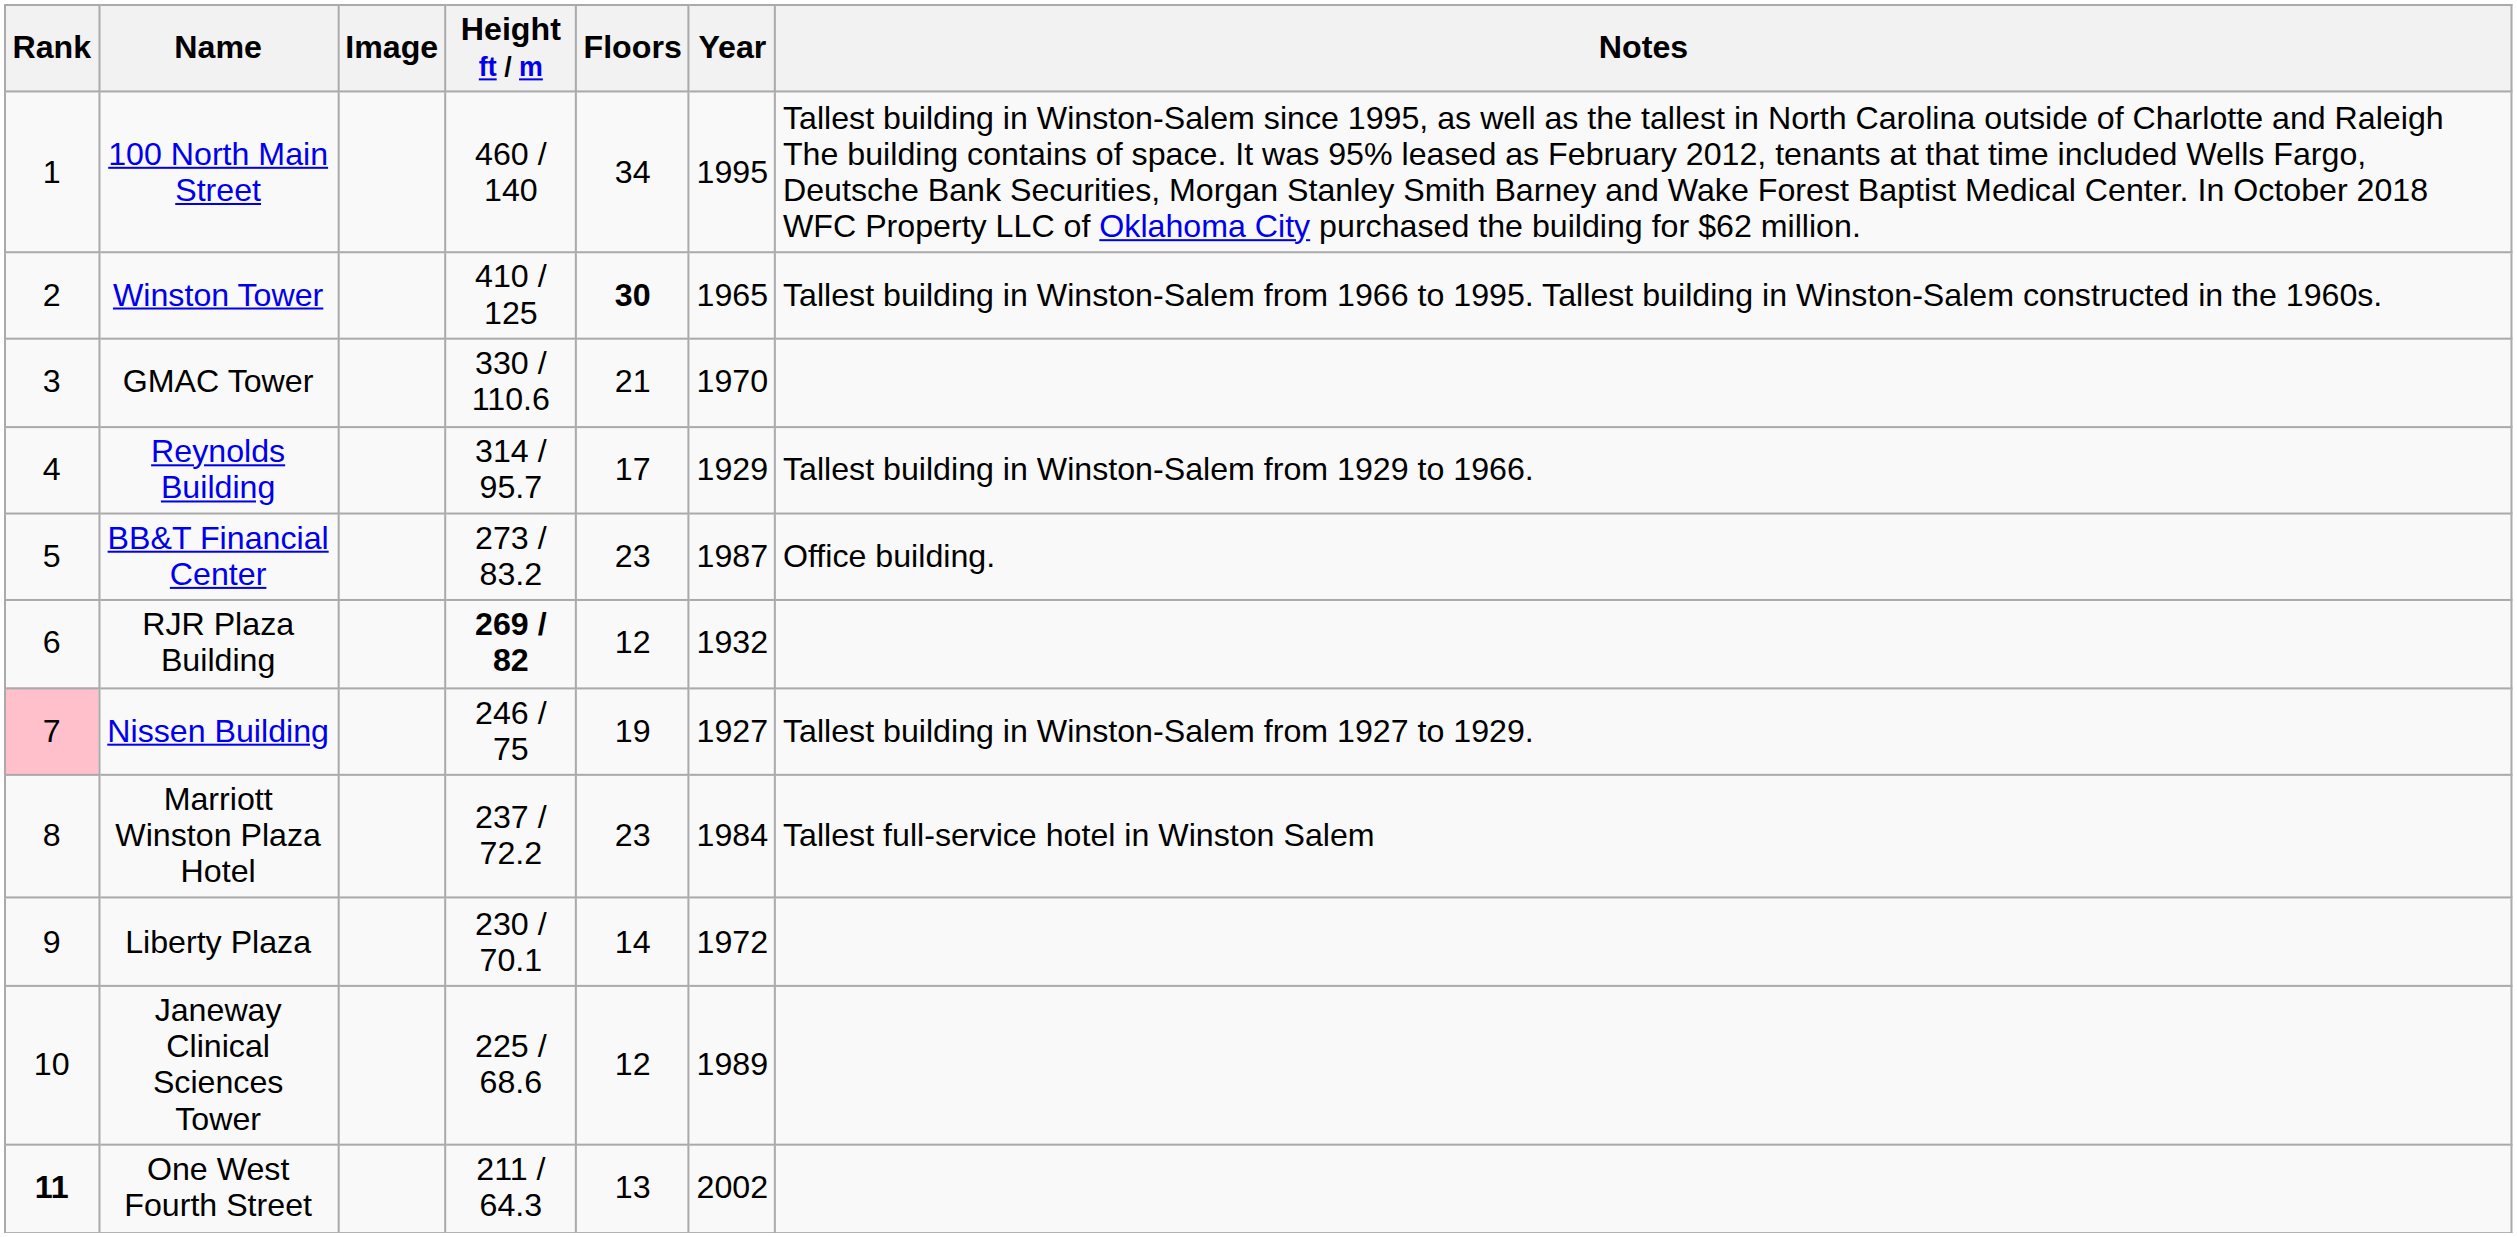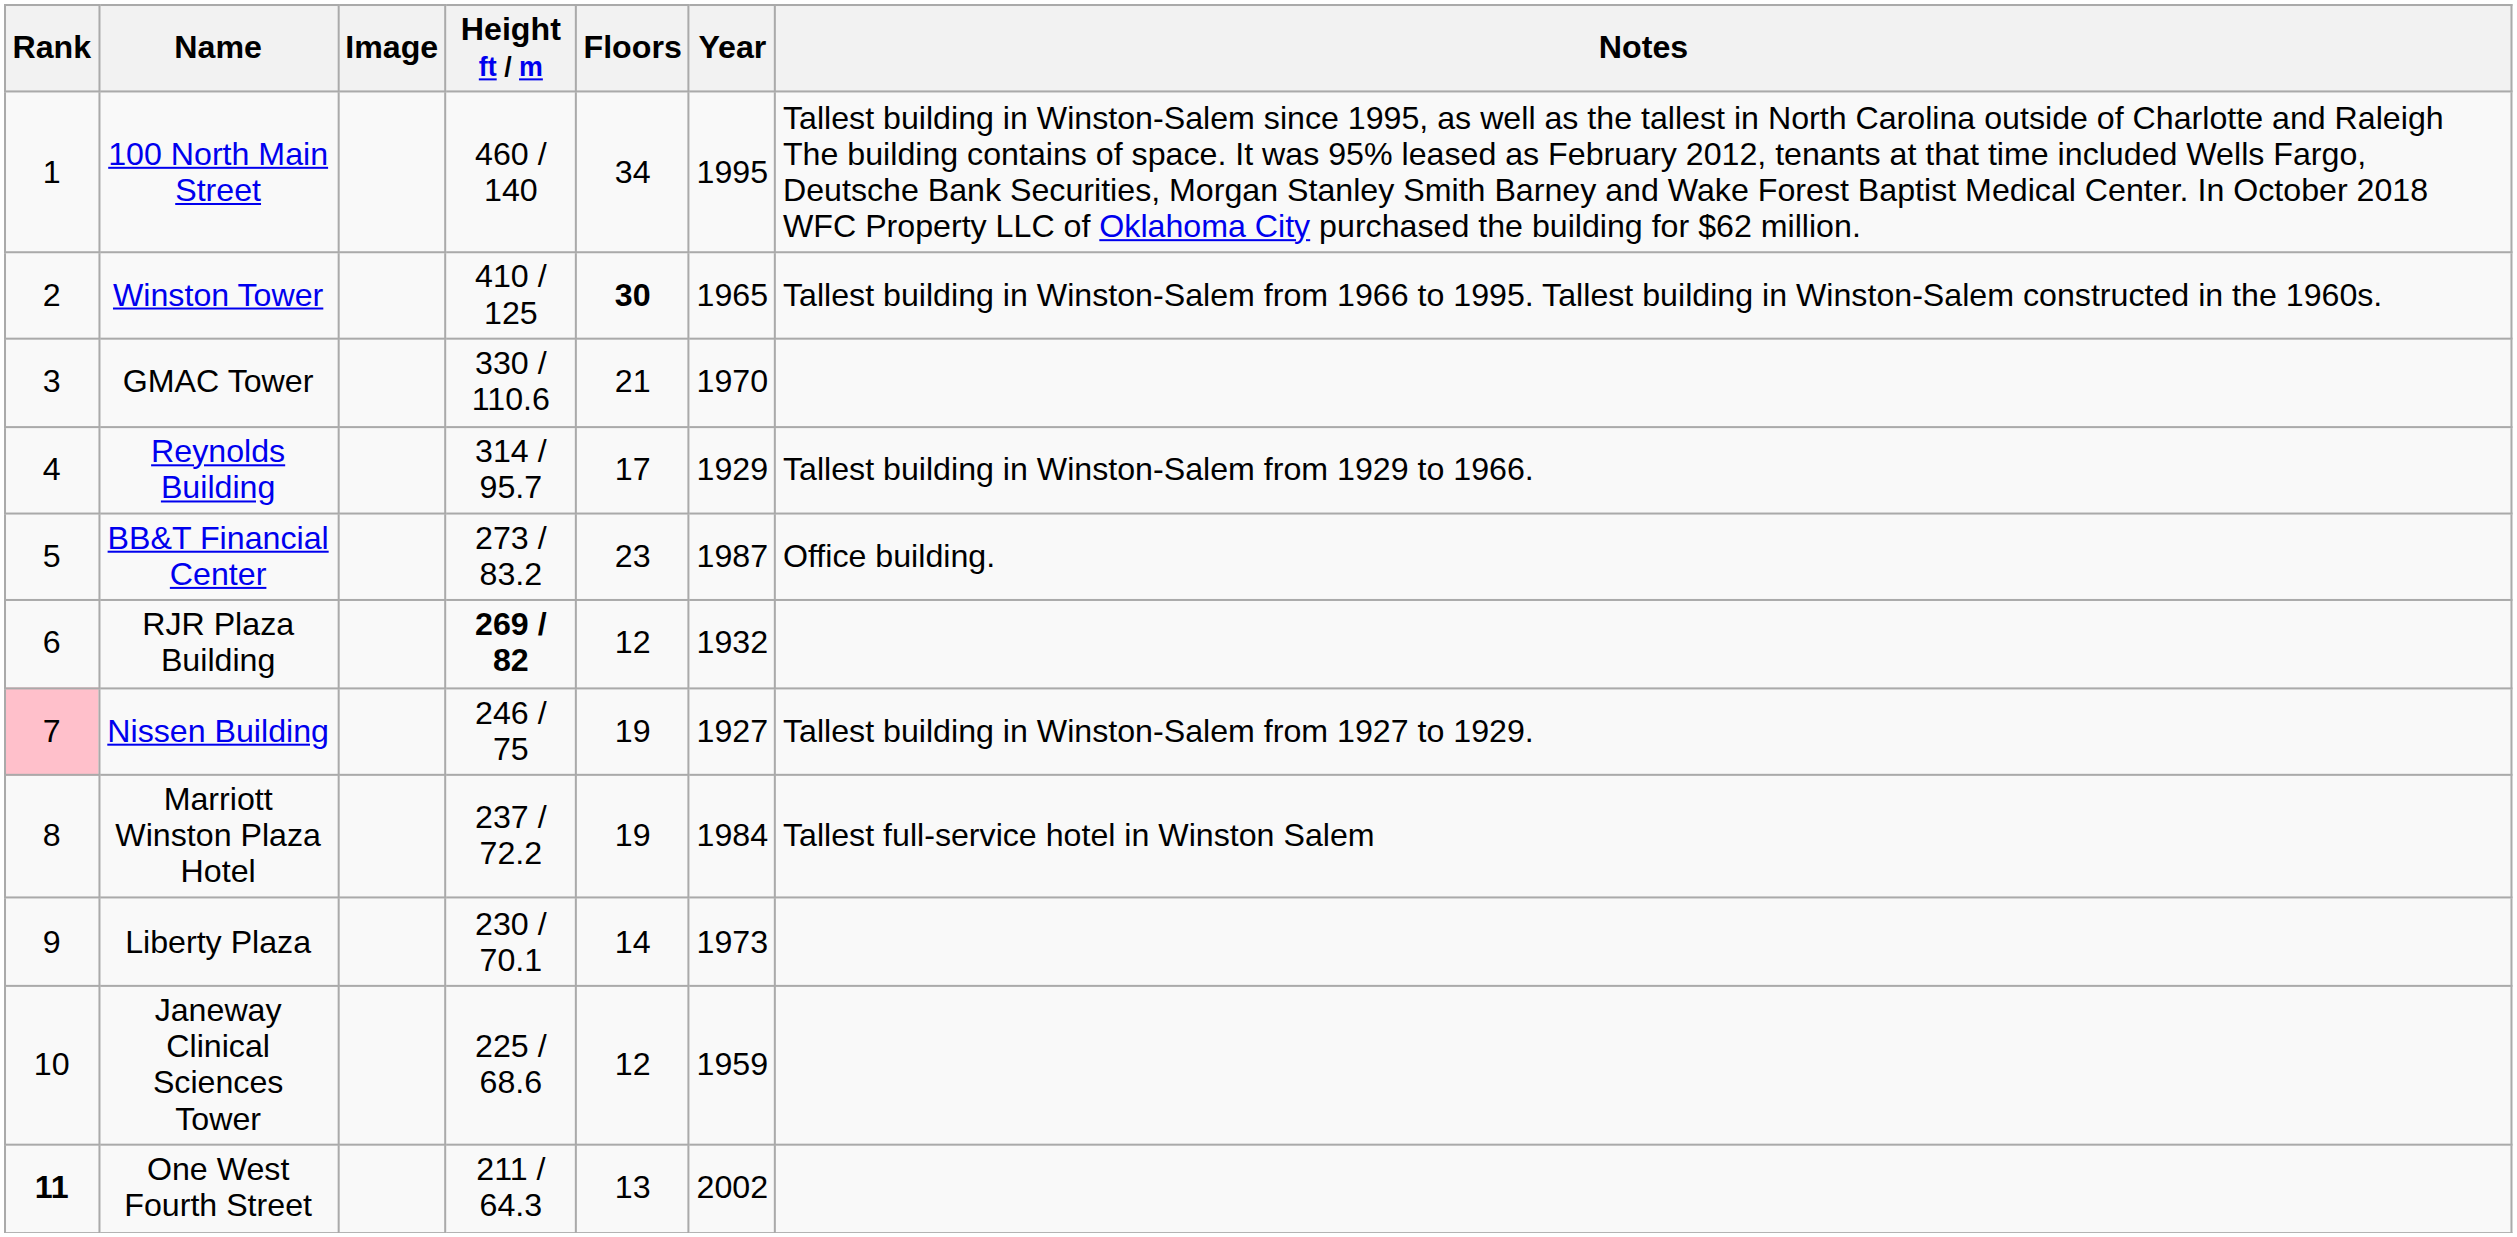(633, 836) 23 -> (633, 836) 19
(732, 941) 1972 -> (732, 941) 1973
(732, 1064) 1989 -> (732, 1064) 1959
